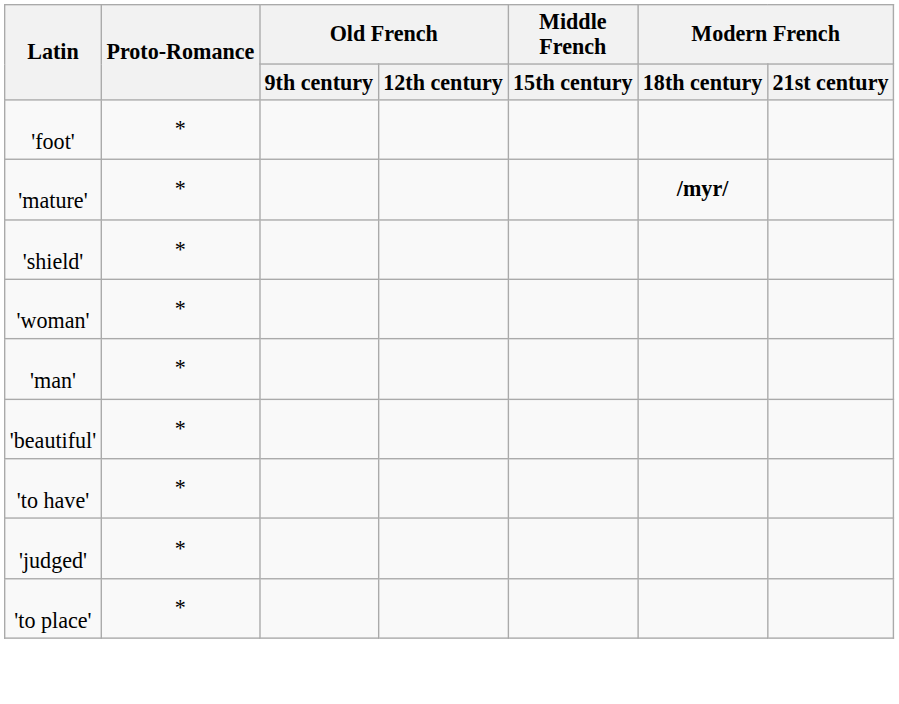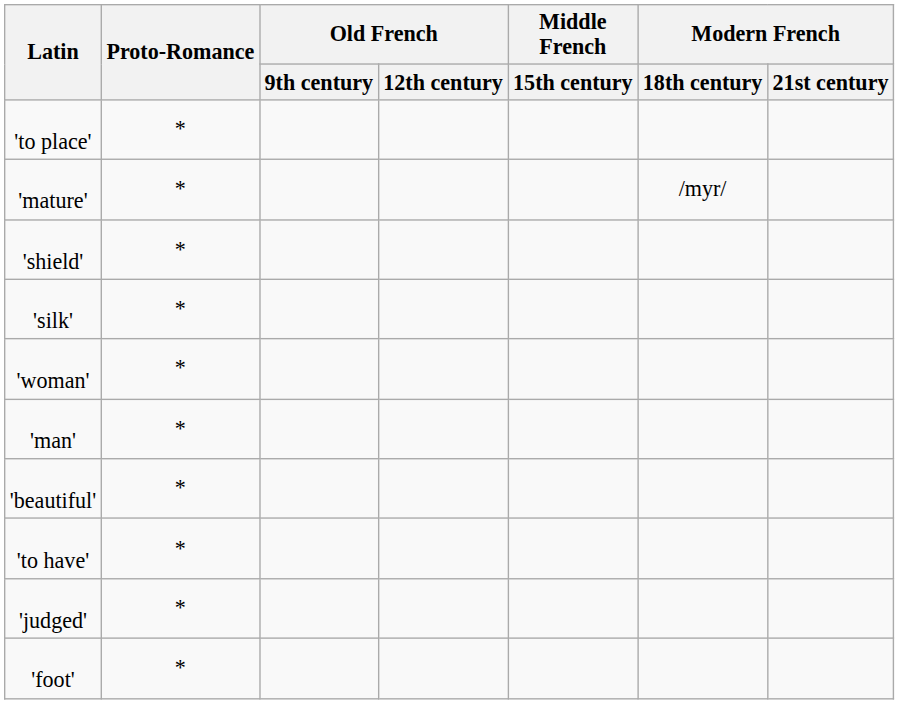rows swapped: (53, 141) <-> (53, 620)
(703, 189) bold -> (703, 189) normal
+ row: (53, 321)
